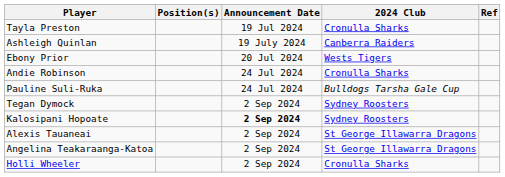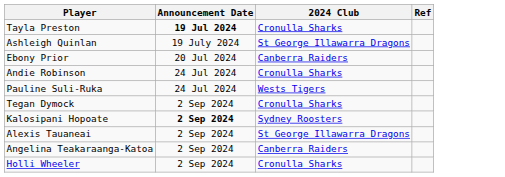- column: (189, 12)
(272, 27) normal -> (205, 27) bold
(369, 42) Canberra Raiders -> (334, 42) St George Illawarra Dragons
(358, 58) Wests Tigers -> (303, 58) Canberra Raiders
(392, 88) Bulldogs Tarsha Gale Cup -> (292, 88) Wests Tigers
(367, 104) Sydney Roosters -> (300, 104) Cronulla Sharks
(400, 149) St George Illawarra Dragons -> (303, 149) Canberra Raiders
